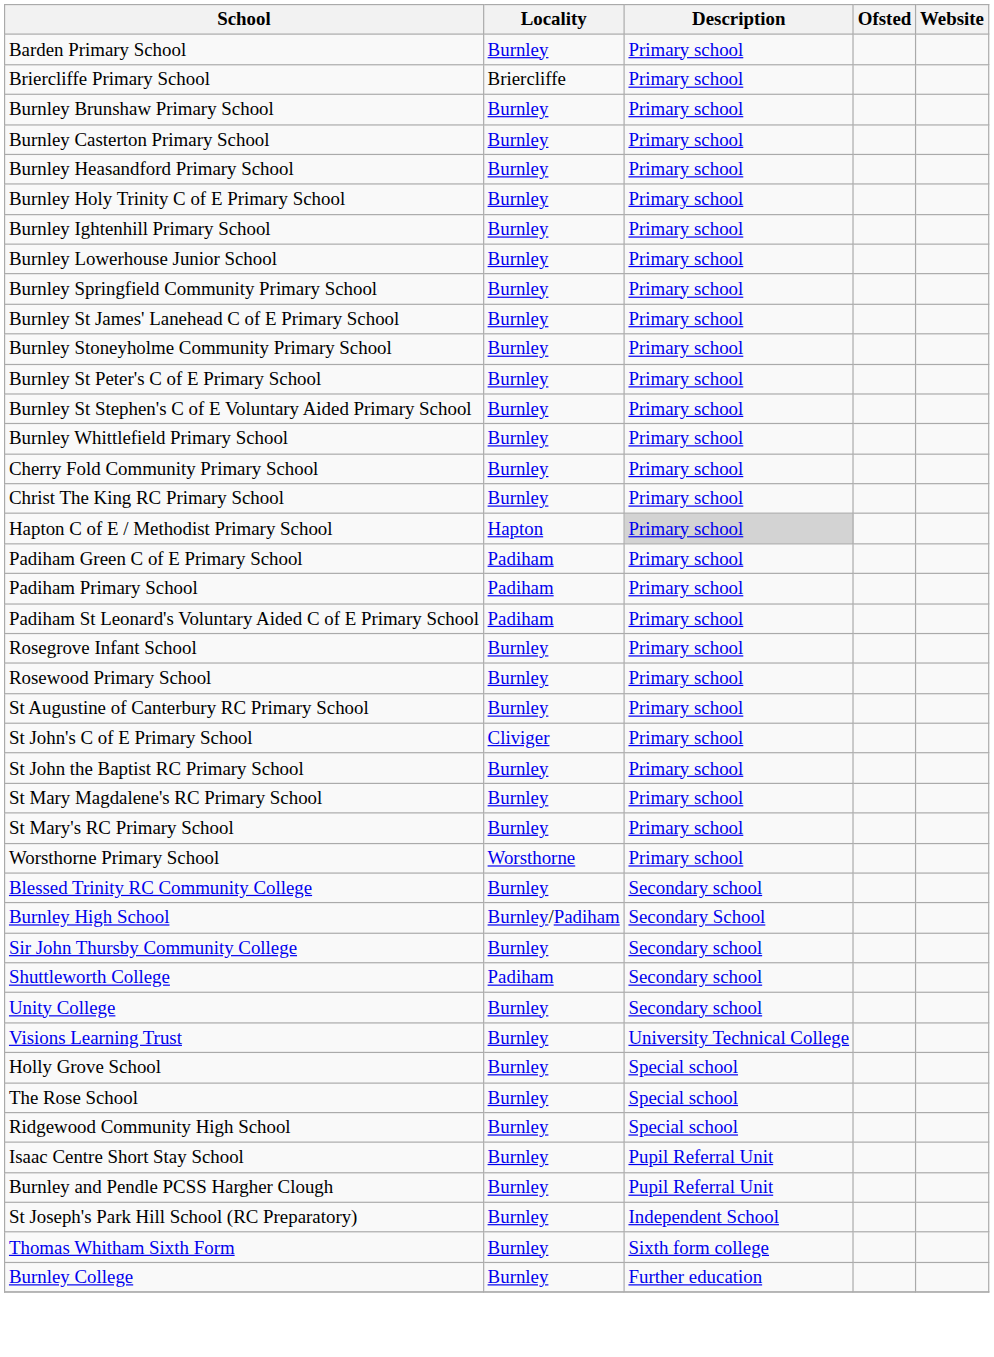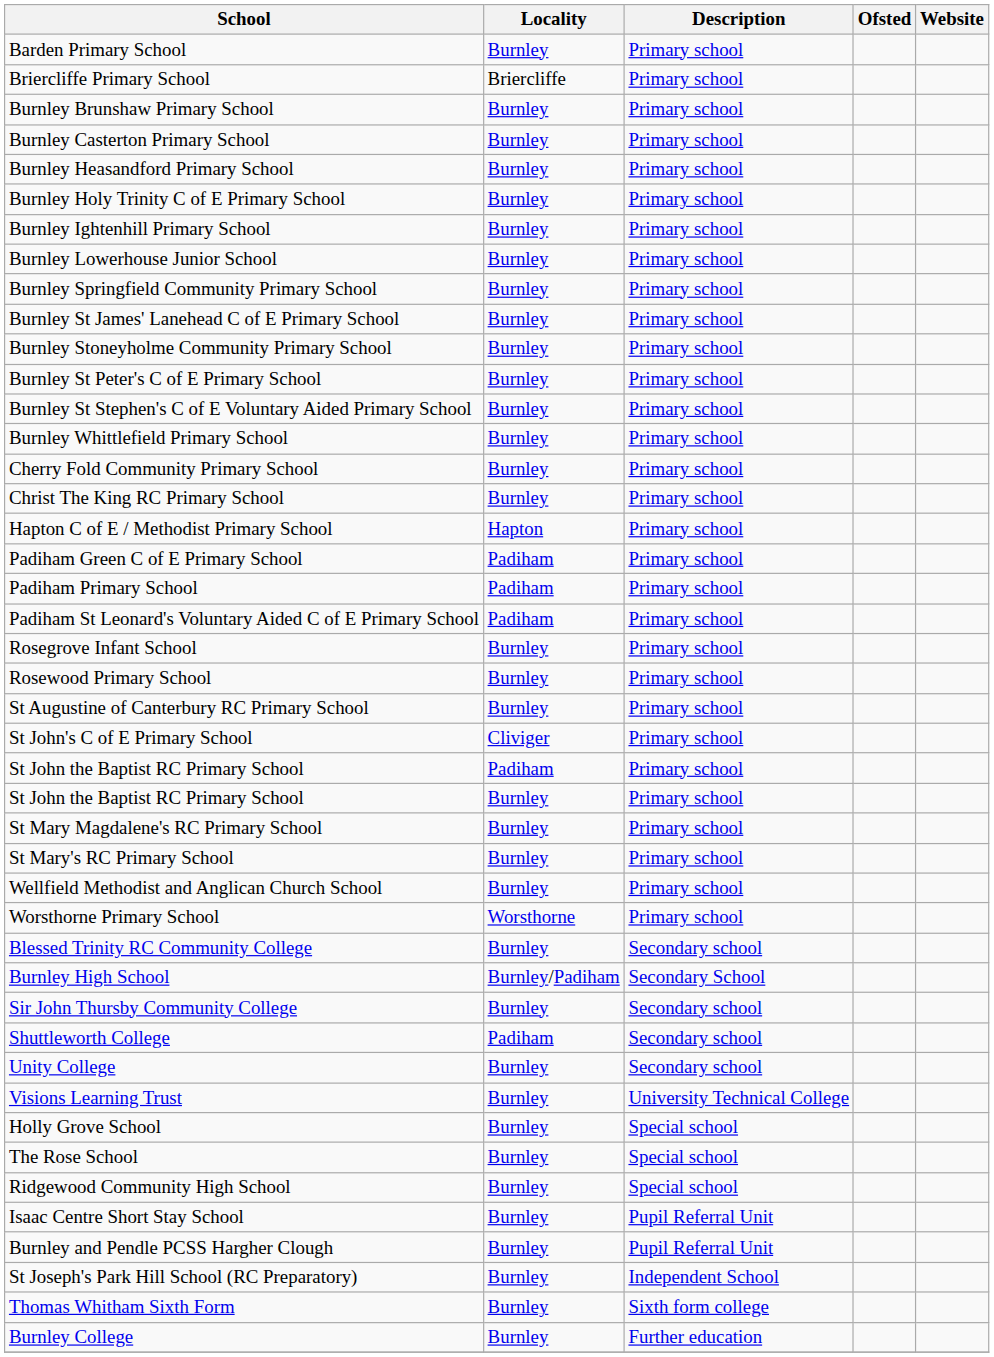(686, 528) lightgrey background -> (686, 528) no background
+ row: (156, 768)
+ row: (196, 887)
